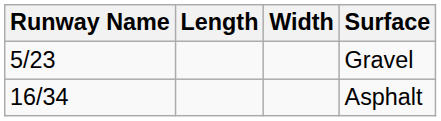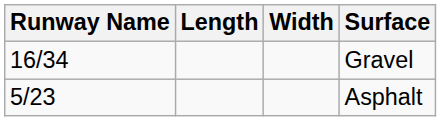(33, 60) 5/23 -> (39, 60) 16/34
(39, 97) 16/34 -> (33, 97) 5/23
